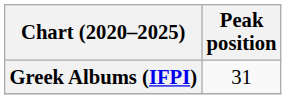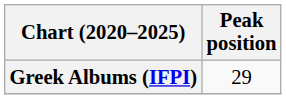(242, 76) 31 -> (242, 76) 29
